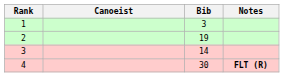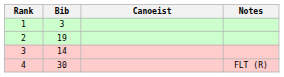columns swapped: (204, 11) <-> (114, 11)
(251, 65) bold -> (251, 65) normal
